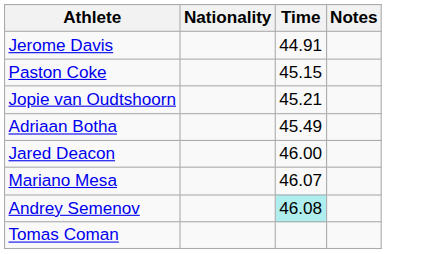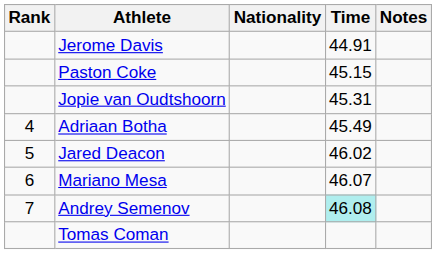+ column: (29, 18)
(301, 99) 45.21 -> (350, 99) 45.31
(301, 153) 46.00 -> (350, 153) 46.02
